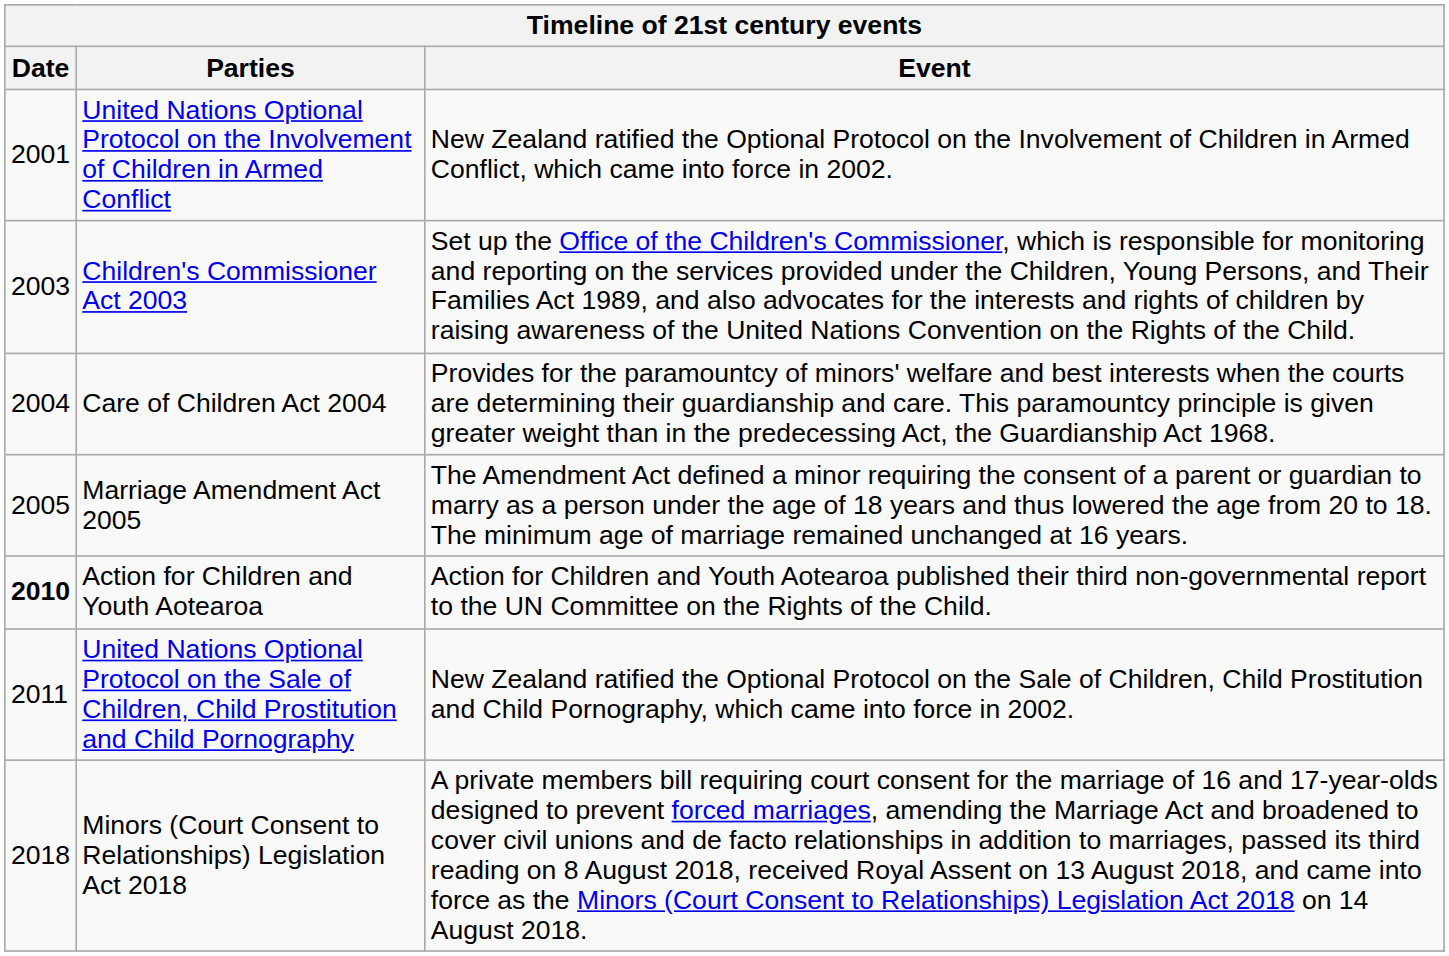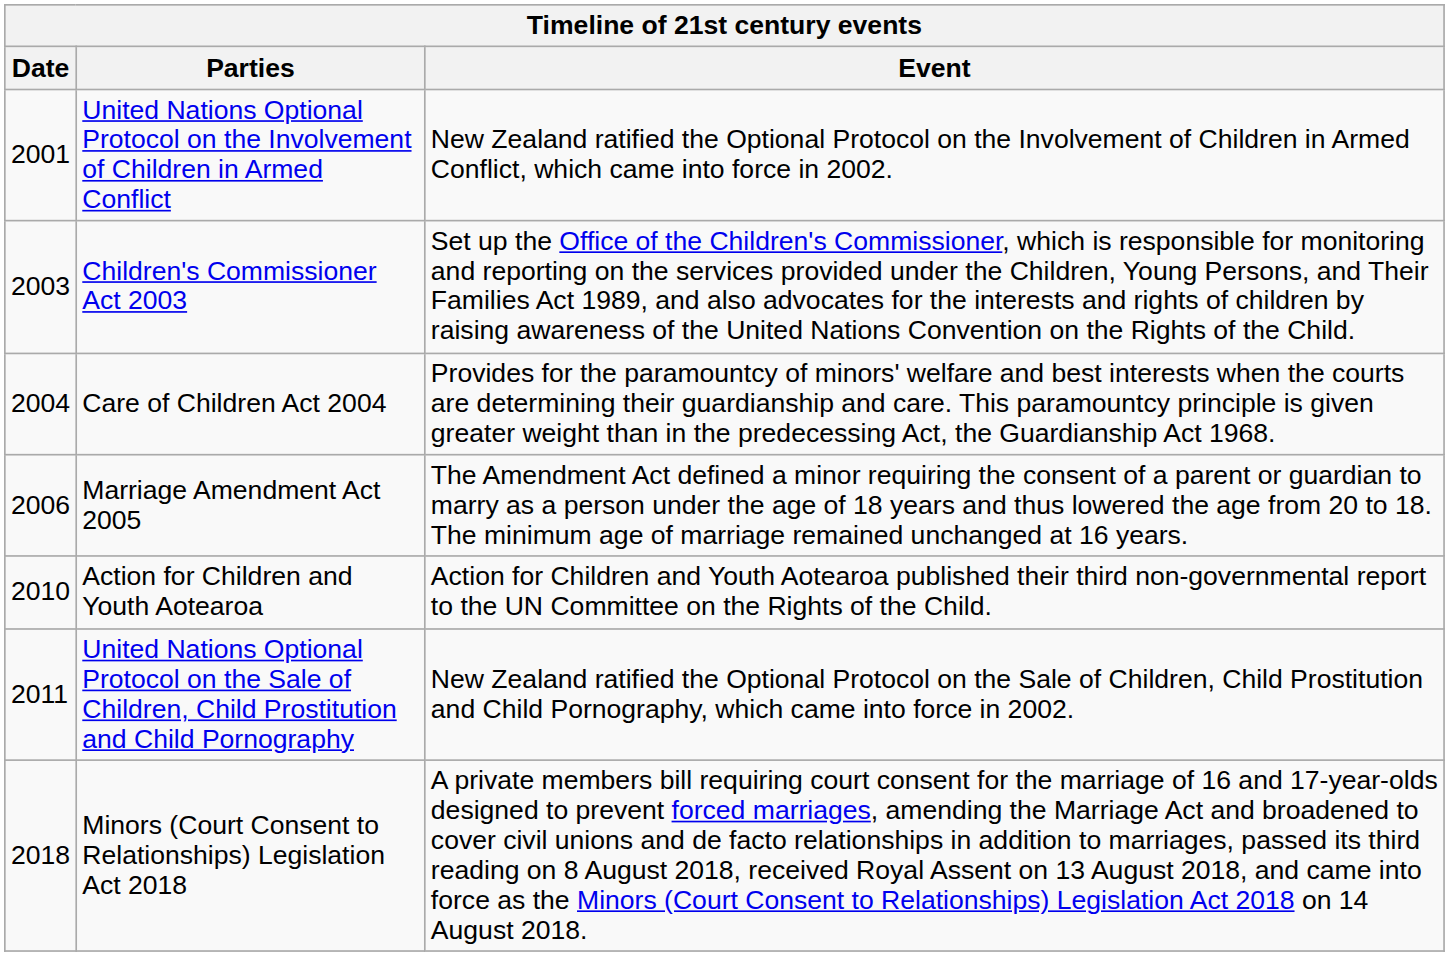(40, 505) 2005 -> (40, 505) 2006
(40, 592) bold -> (40, 592) normal
